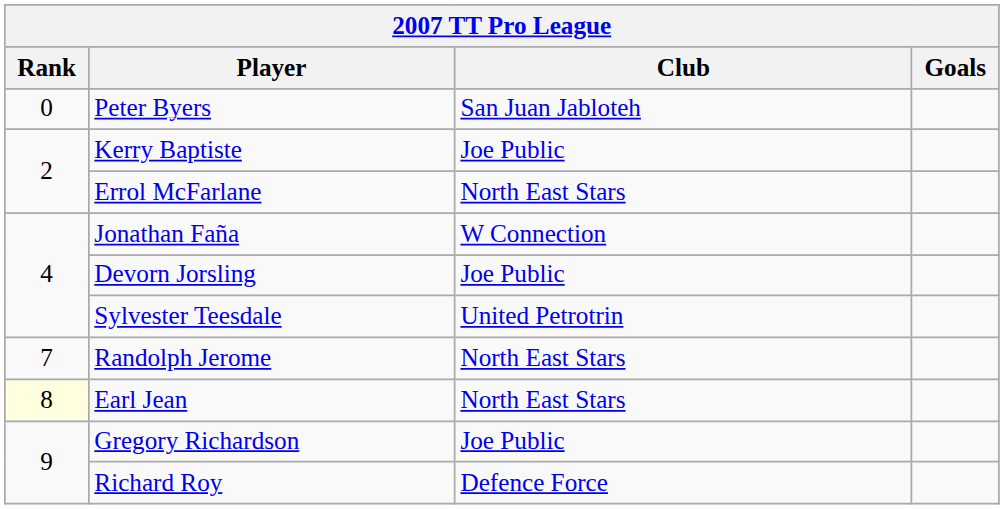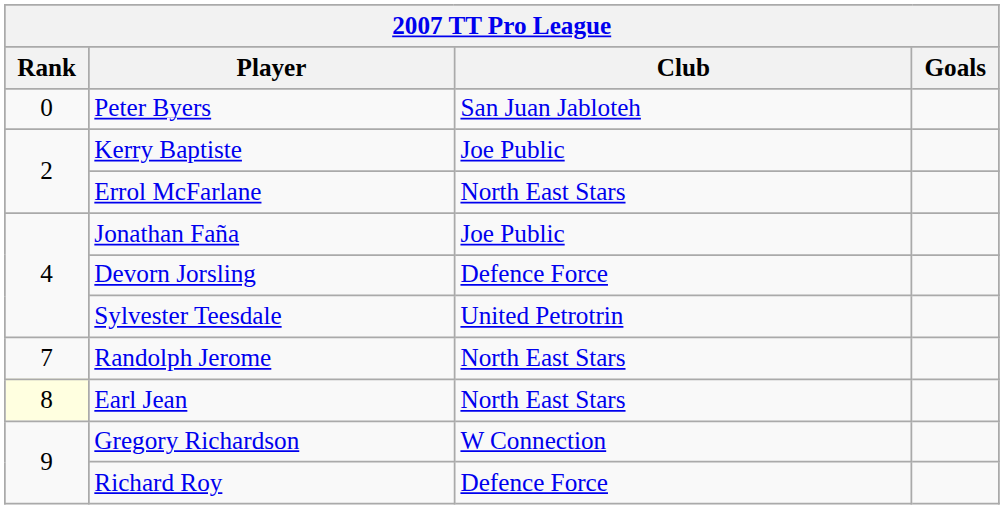(533, 233) W Connection -> (513, 233) Joe Public
(513, 275) Joe Public -> (534, 275) Defence Force
(513, 441) Joe Public -> (533, 441) W Connection
